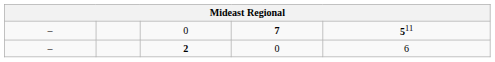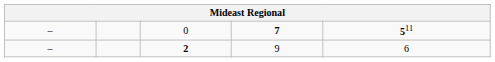(277, 49) 0 -> (277, 49) 9
